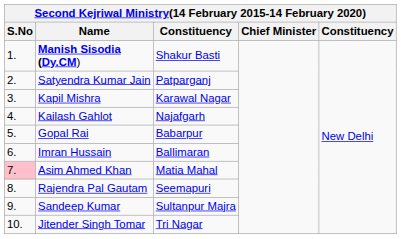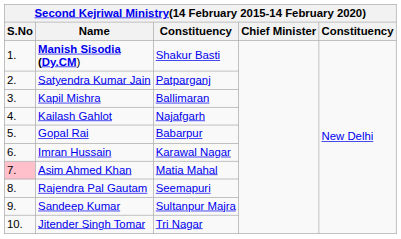(193, 98) Karawal Nagar -> (183, 98) Ballimaran
(183, 152) Ballimaran -> (193, 152) Karawal Nagar
